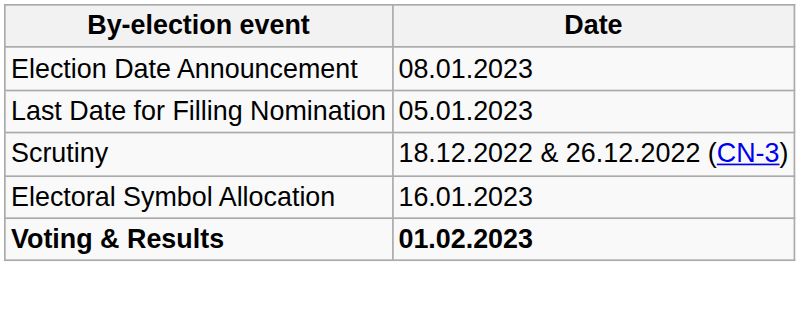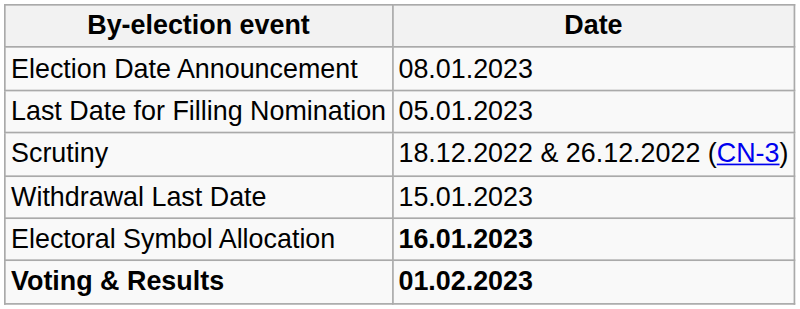+ row: (139, 196)
(466, 196) normal -> (466, 238) bold
